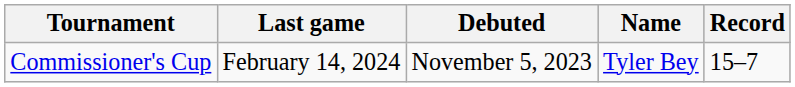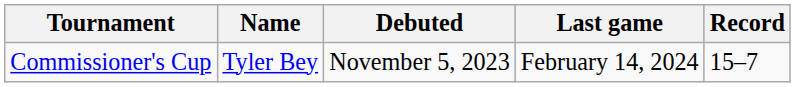columns swapped: (651, 23) <-> (311, 23)
